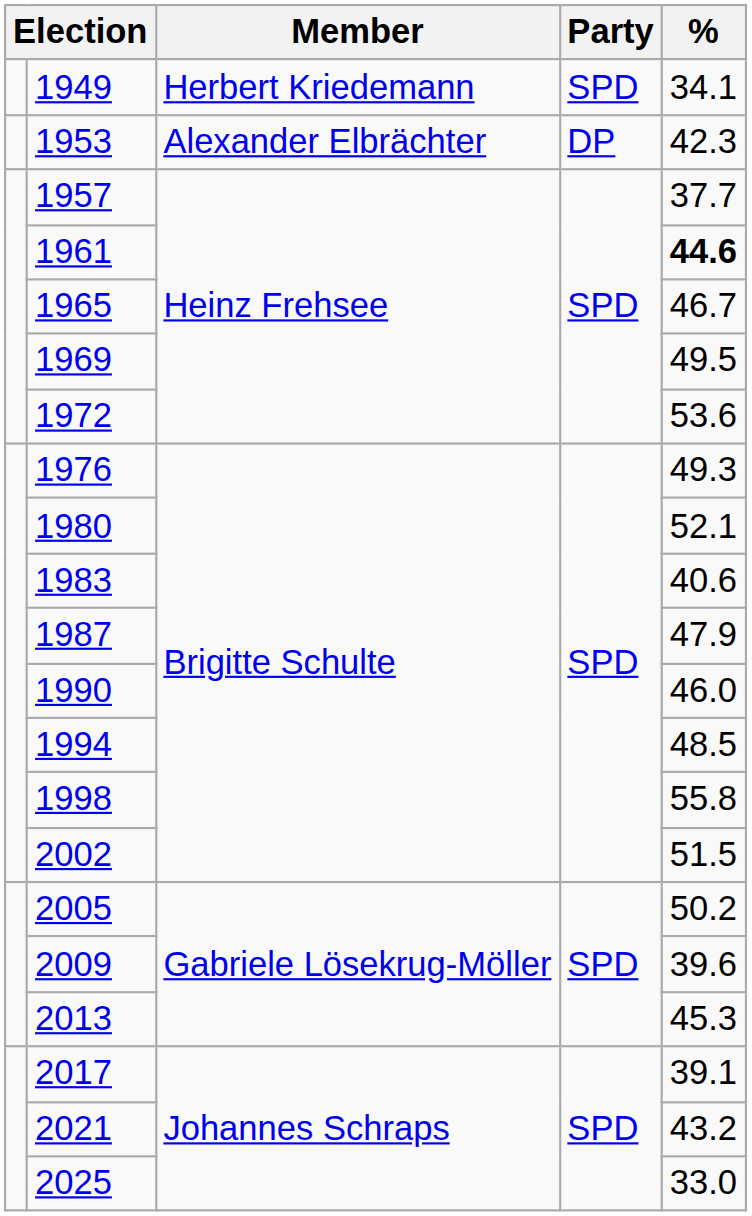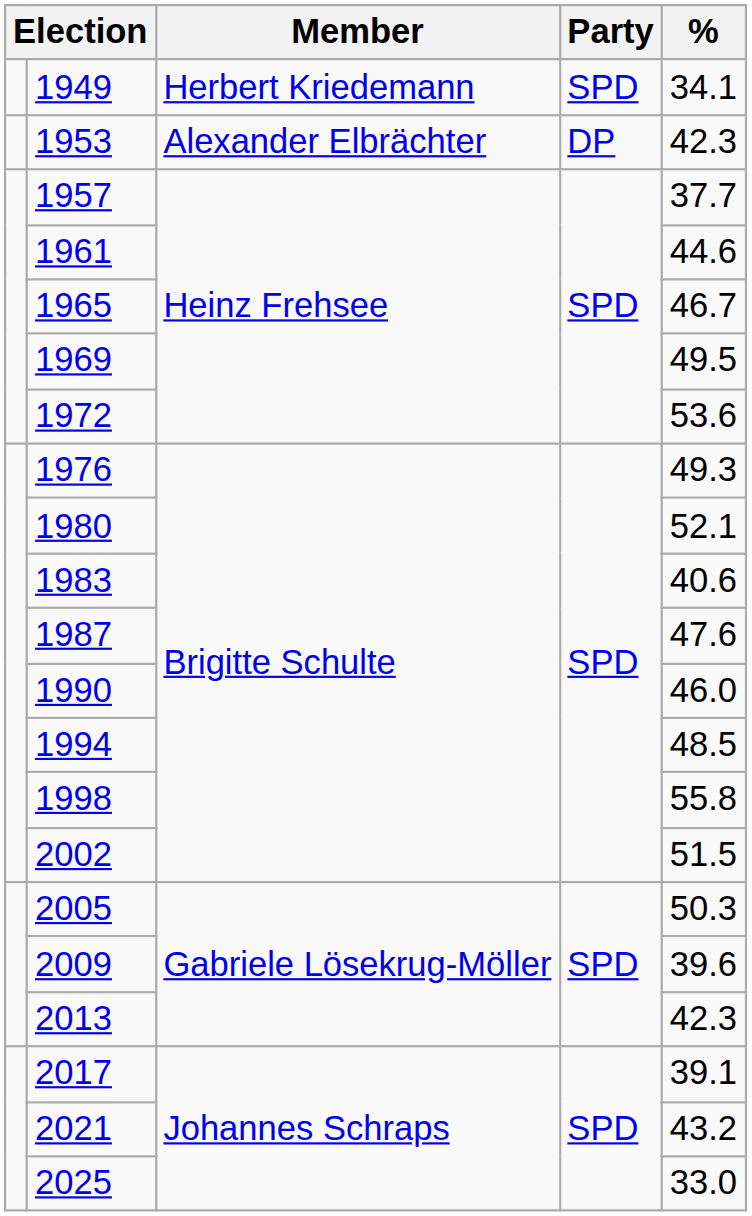(703, 251) bold -> (703, 251) normal
(703, 634) 47.9 -> (703, 634) 47.6
(703, 908) 50.2 -> (703, 908) 50.3
(703, 1018) 45.3 -> (703, 1018) 42.3
